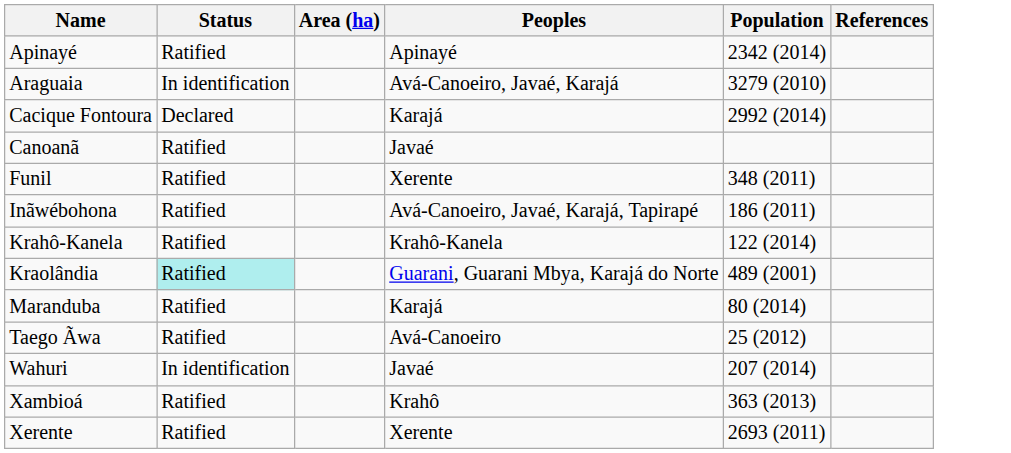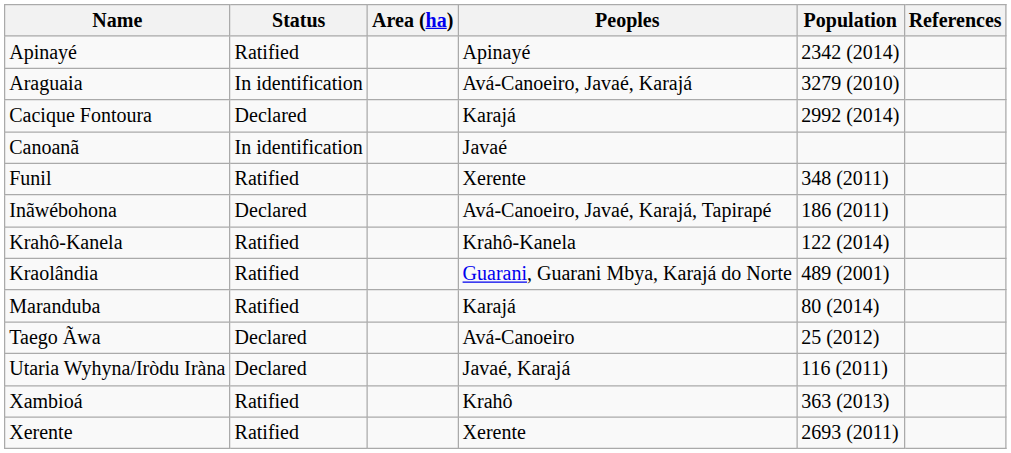(193, 147) Ratified -> (299, 147) In identification
(193, 210) Ratified -> (271, 210) Declared
(193, 274) paleturquoise background -> (267, 274) no background
(193, 337) Ratified -> (271, 337) Declared
+ row: (117, 369)
- row: (38, 369)
